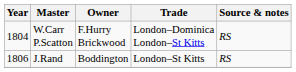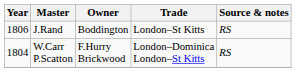rows swapped: (53, 36) <-> (48, 59)
